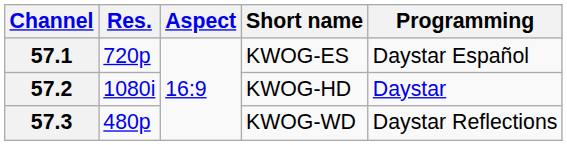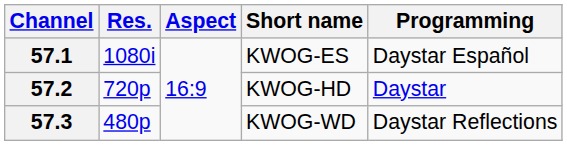(127, 55) 720p -> (129, 55) 1080i
(129, 88) 1080i -> (127, 88) 720p
